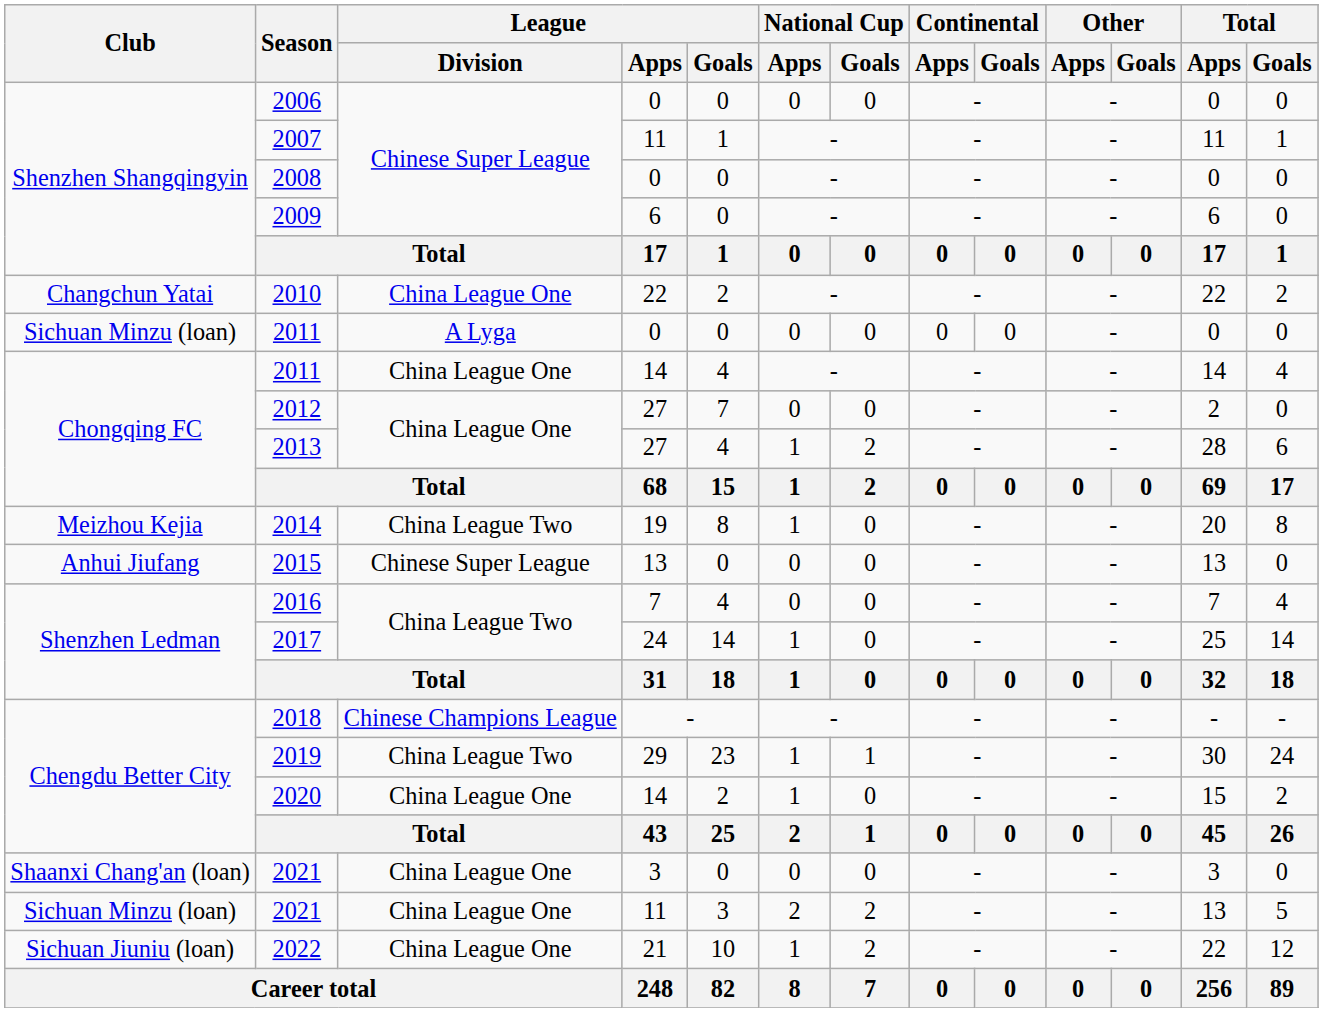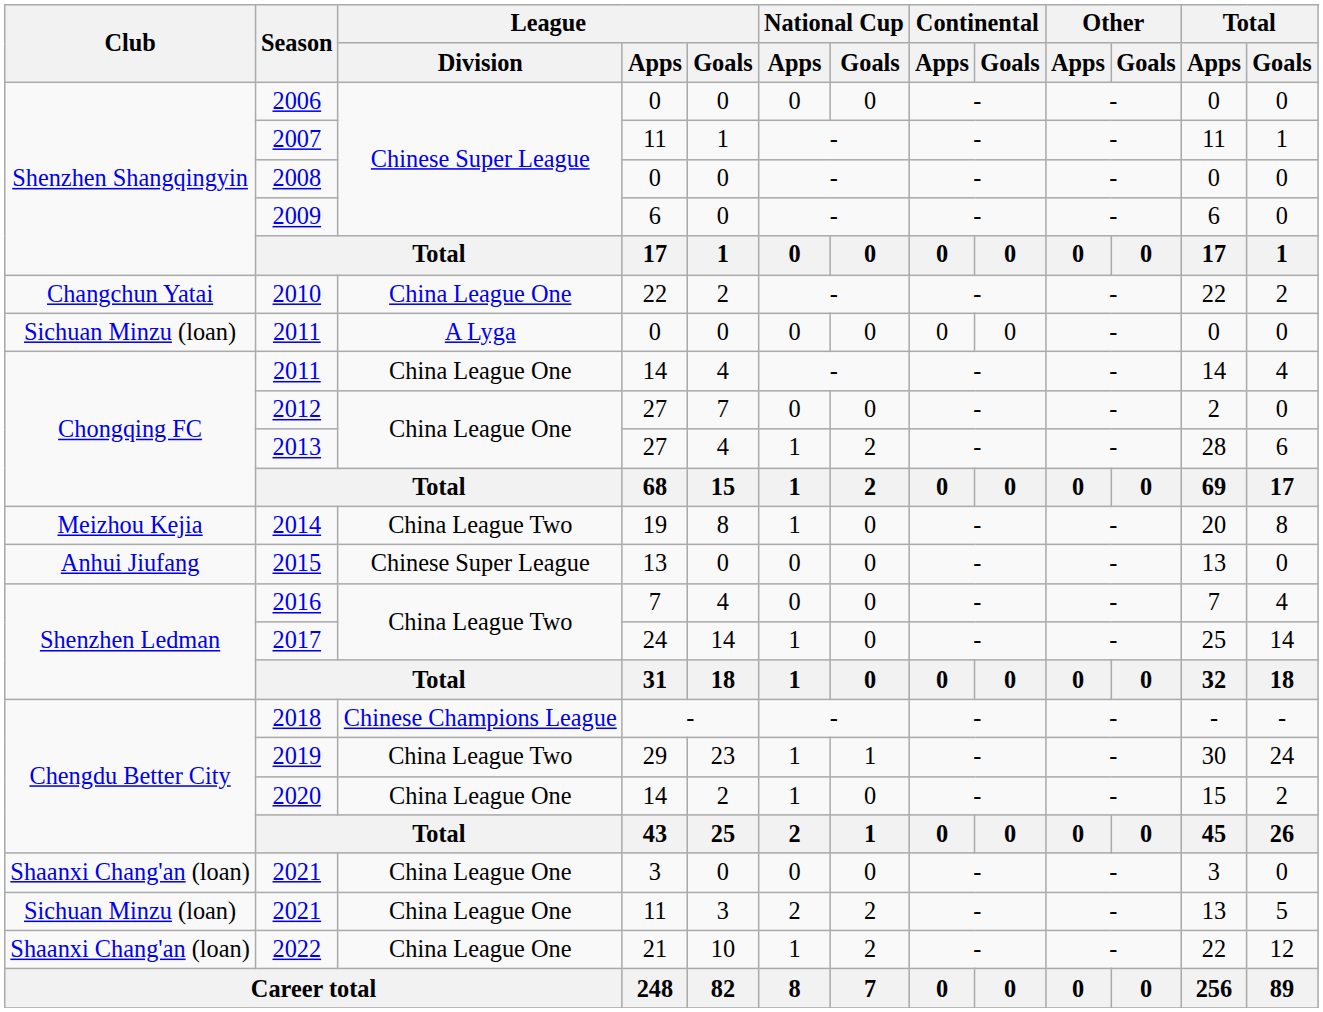(130, 949) Sichuan Jiuniu (loan) -> (130, 949) Shaanxi Chang'an (loan)
